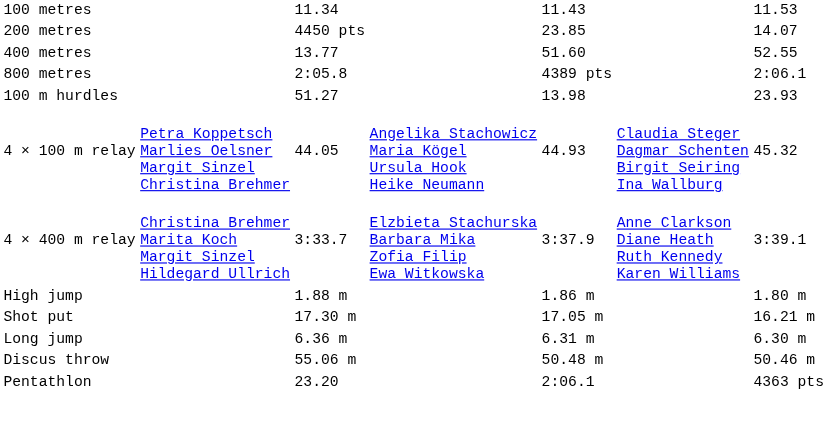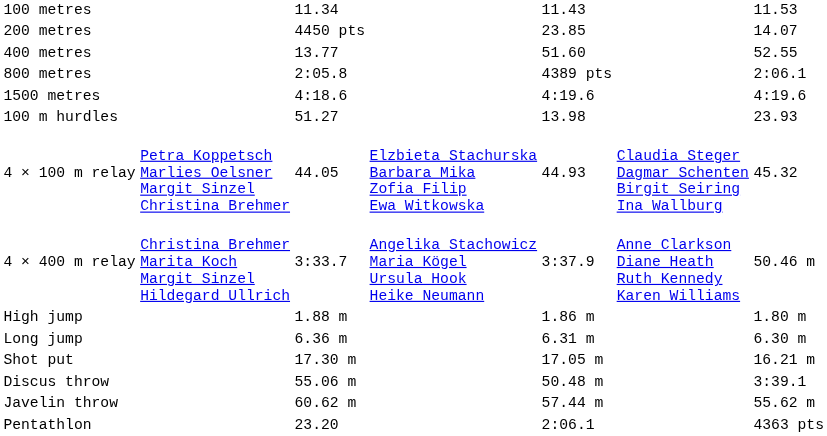+ row: (52, 96)
(453, 160) Angelika Stachowicz Maria Kögel Ursula Hook Heike Neumann -> (453, 181) Elzbieta Stachurska Barbara Mika Zofia Filip Ewa Witkowska
(453, 249) Elzbieta Stachurska Barbara Mika Zofia Filip Ewa Witkowska -> (453, 270) Angelika Stachowicz Maria Kögel Ursula Hook Heike Neumann
(780, 240) 3:39.1 -> (784, 262) 50.46 m
rows swapped: (43, 339) <-> (39, 317)
(784, 360) 50.46 m -> (780, 382) 3:39.1
+ row: (61, 403)
